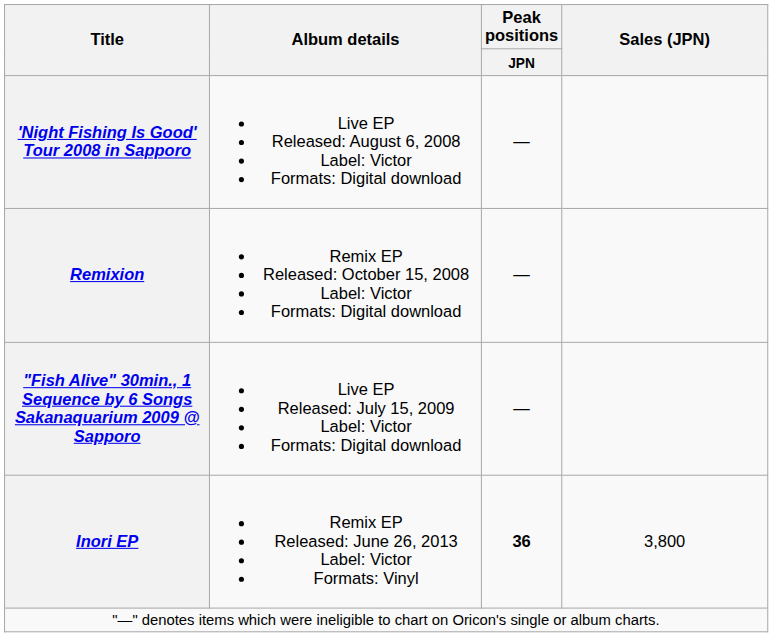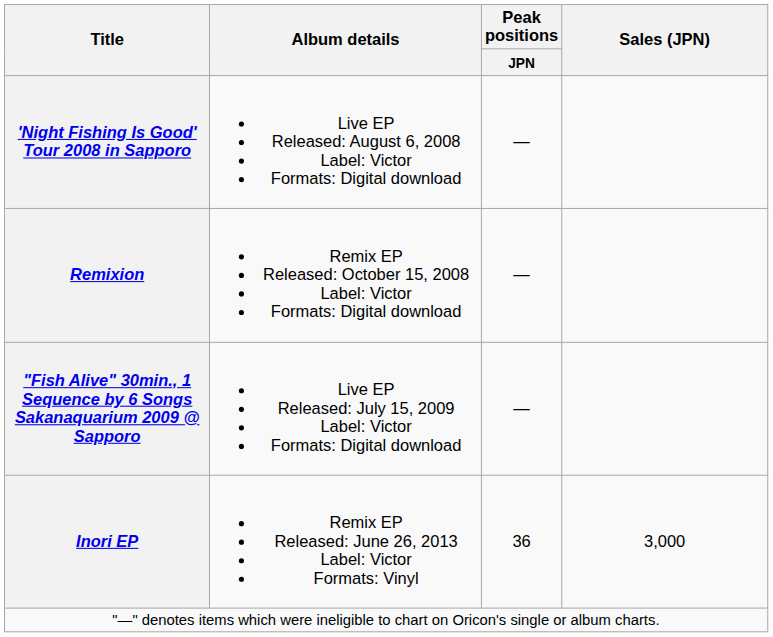(522, 541) bold -> (522, 541) normal
(665, 541) 3,800 -> (665, 541) 3,000
